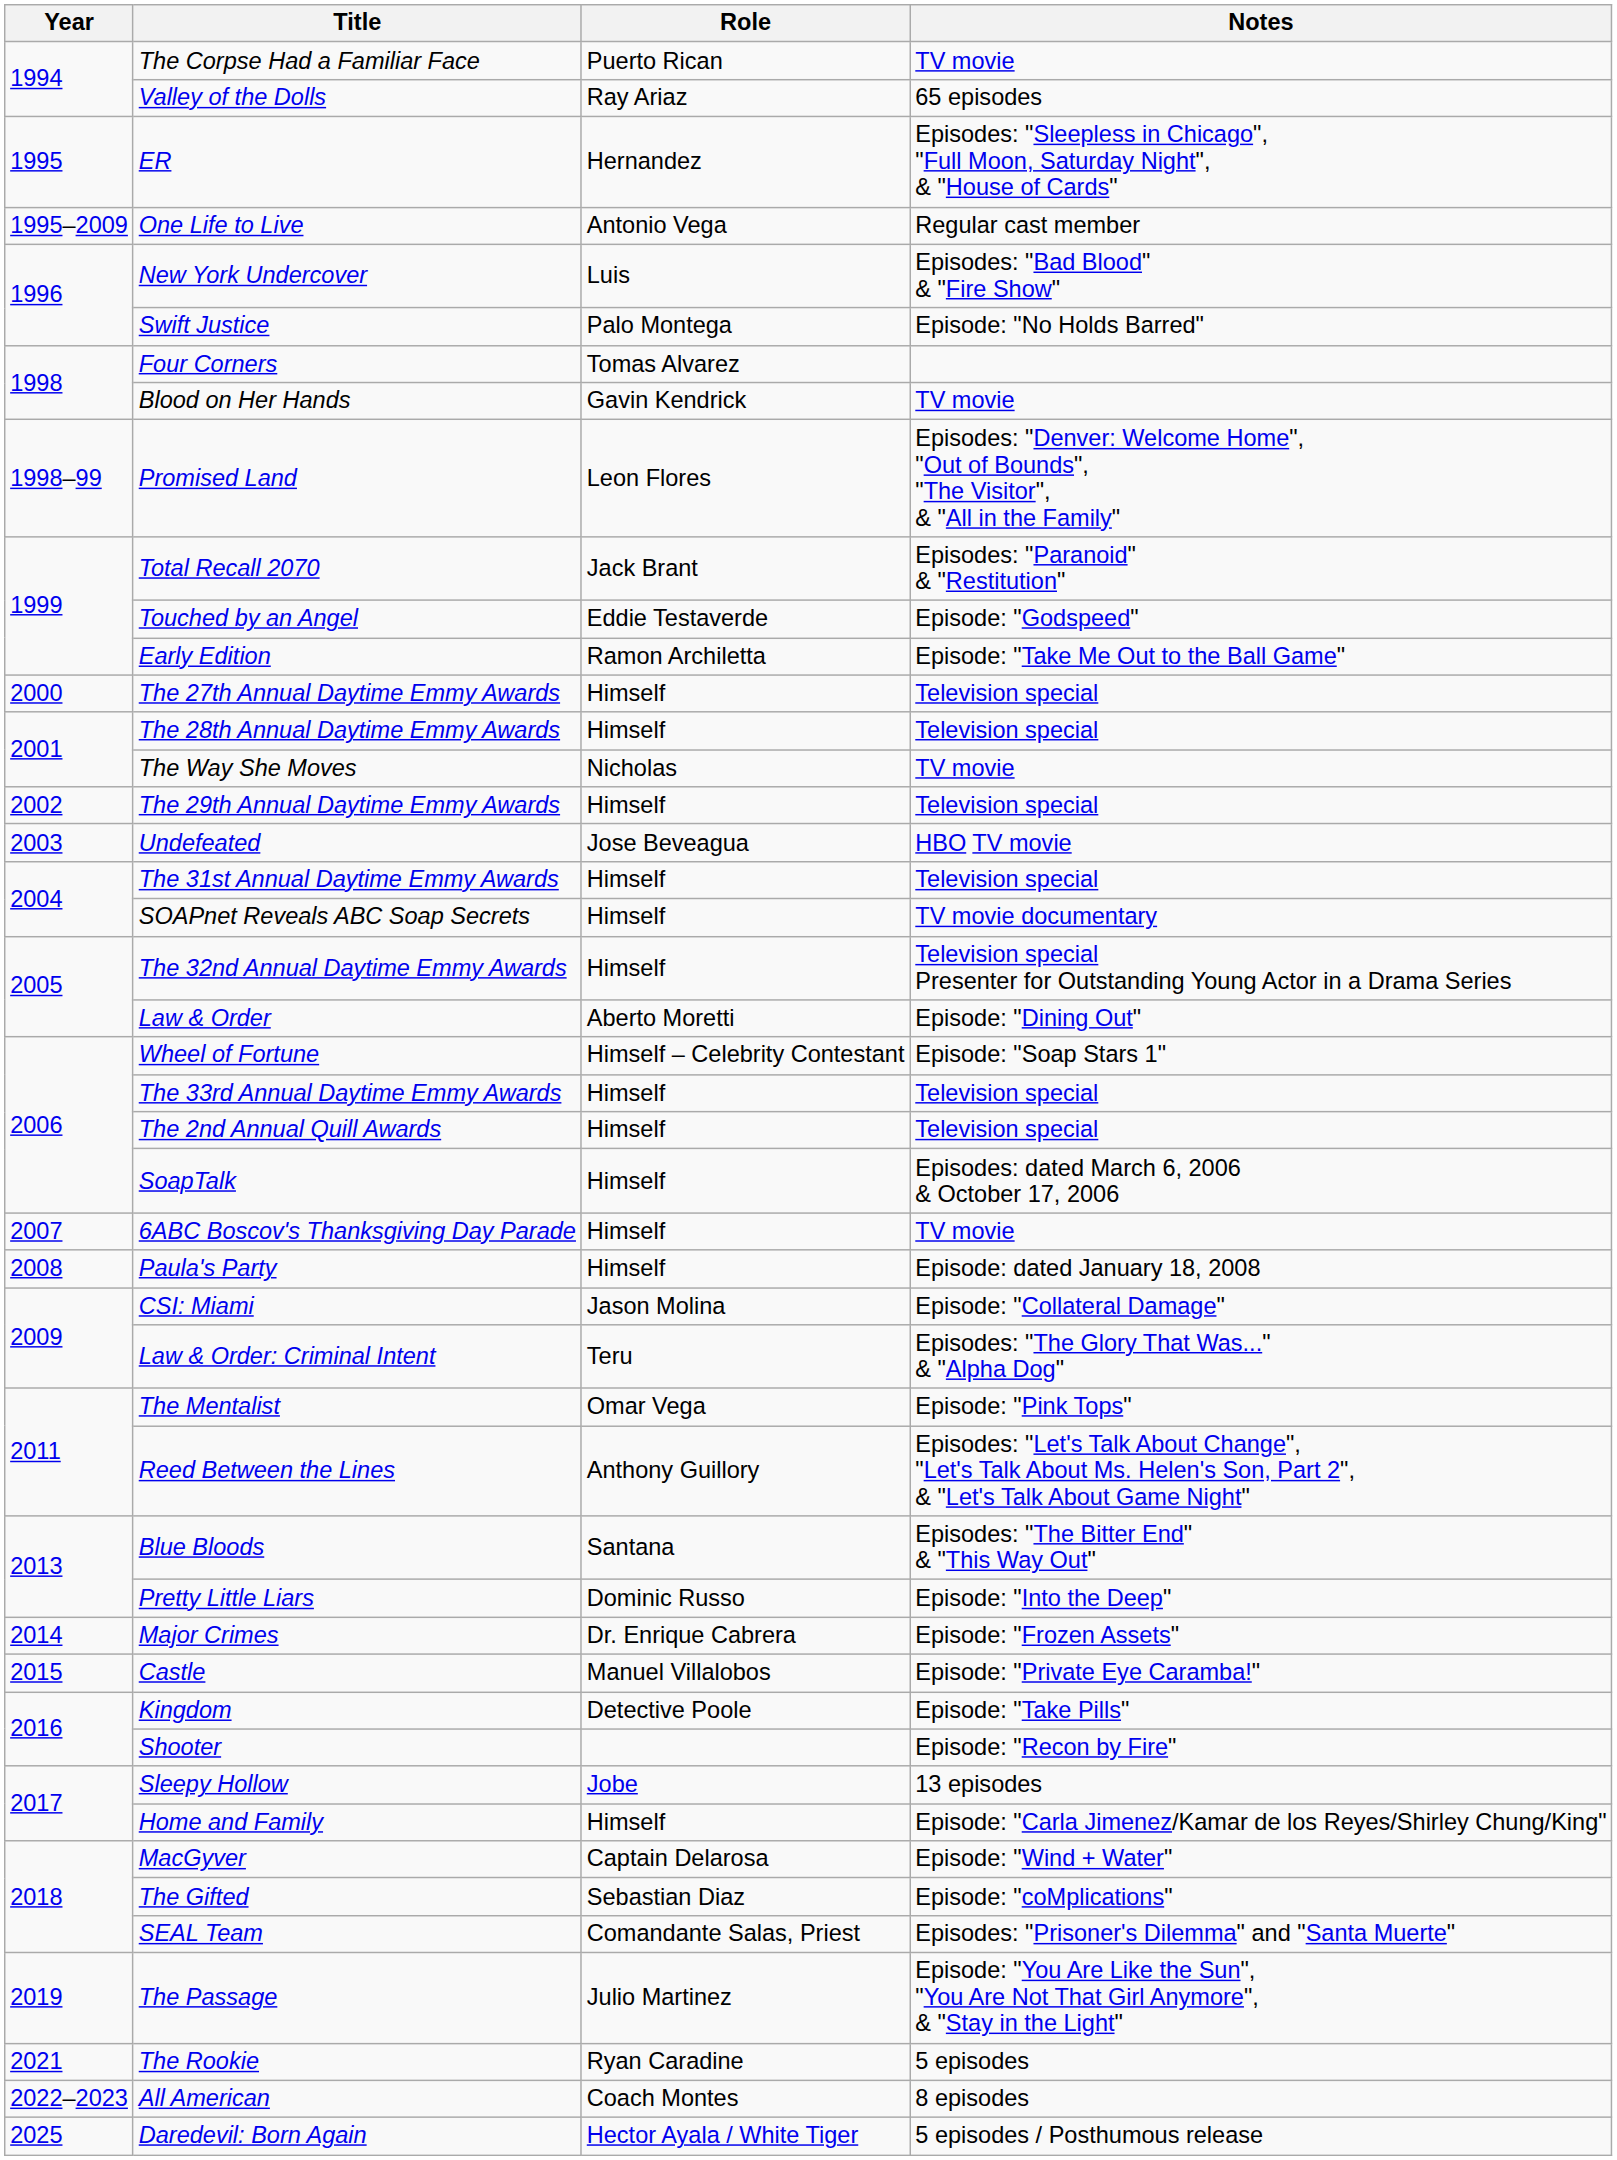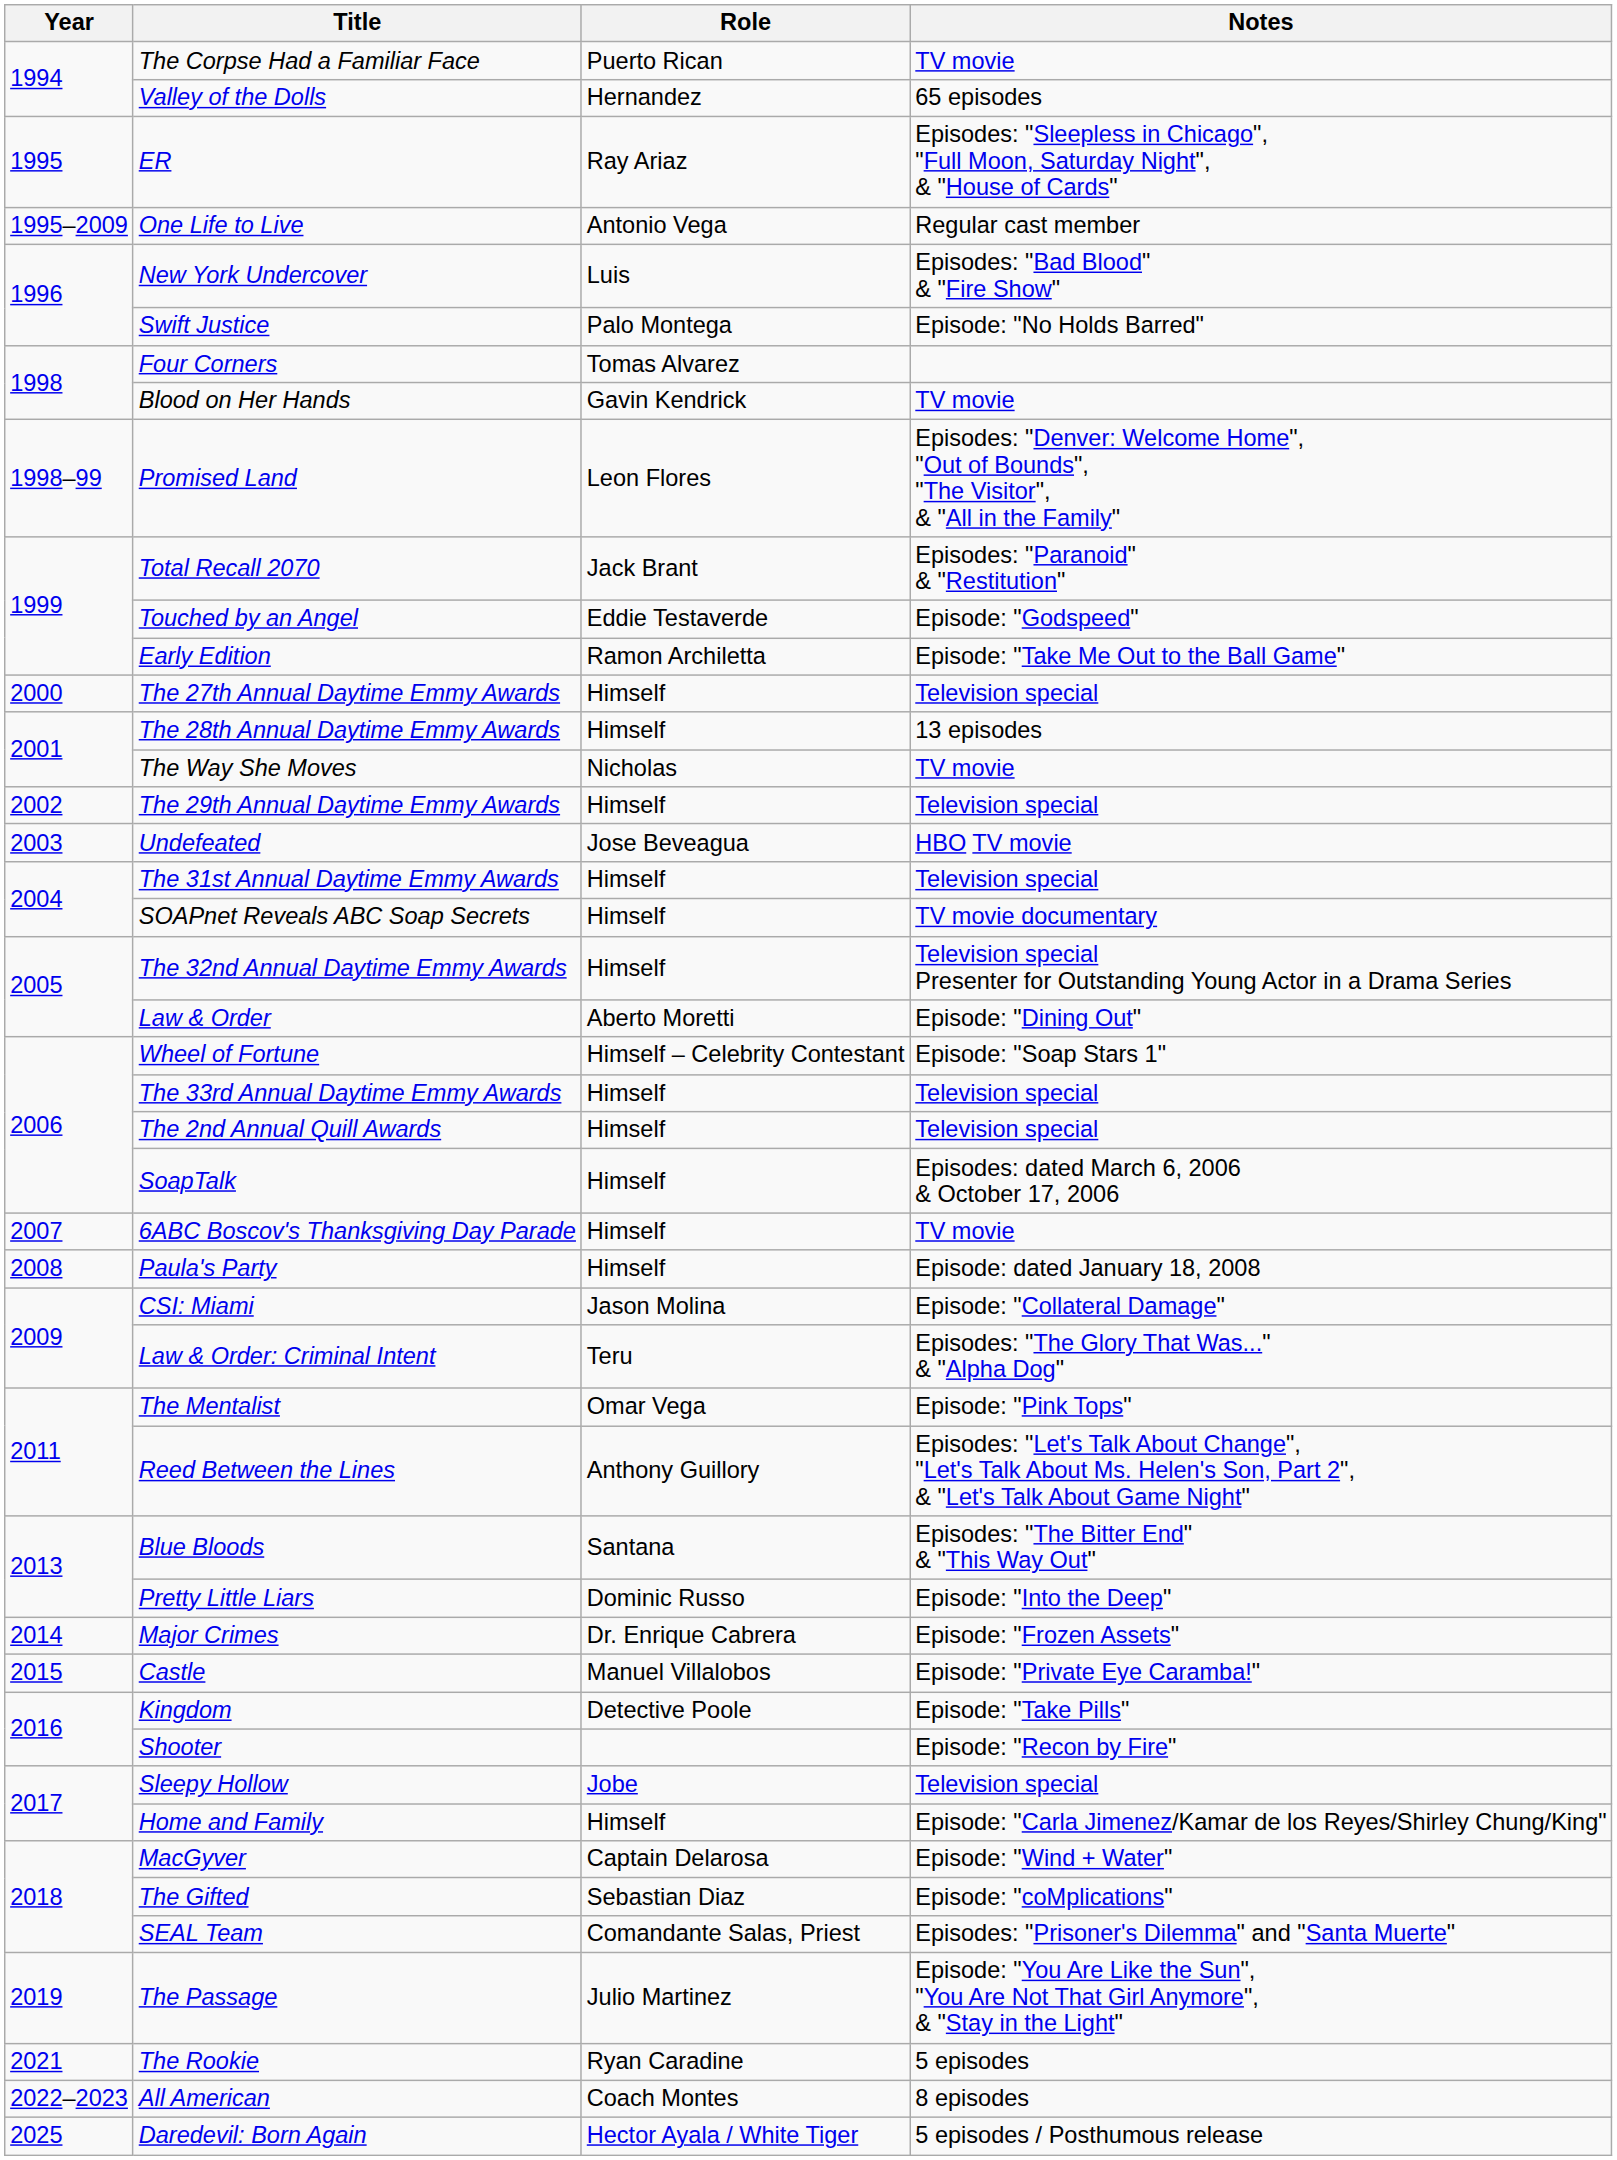(637, 97) Ray Ariaz -> (644, 97) Hernandez
(644, 161) Hernandez -> (637, 161) Ray Ariaz
(1007, 730) Television special -> (979, 730) 13 episodes
(979, 1784) 13 episodes -> (1007, 1784) Television special
